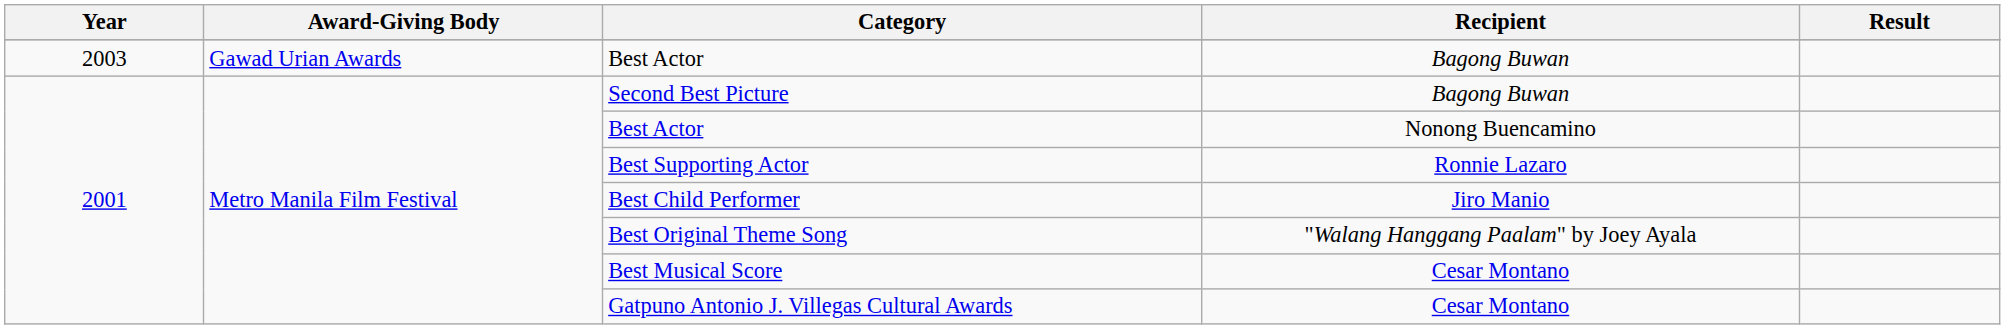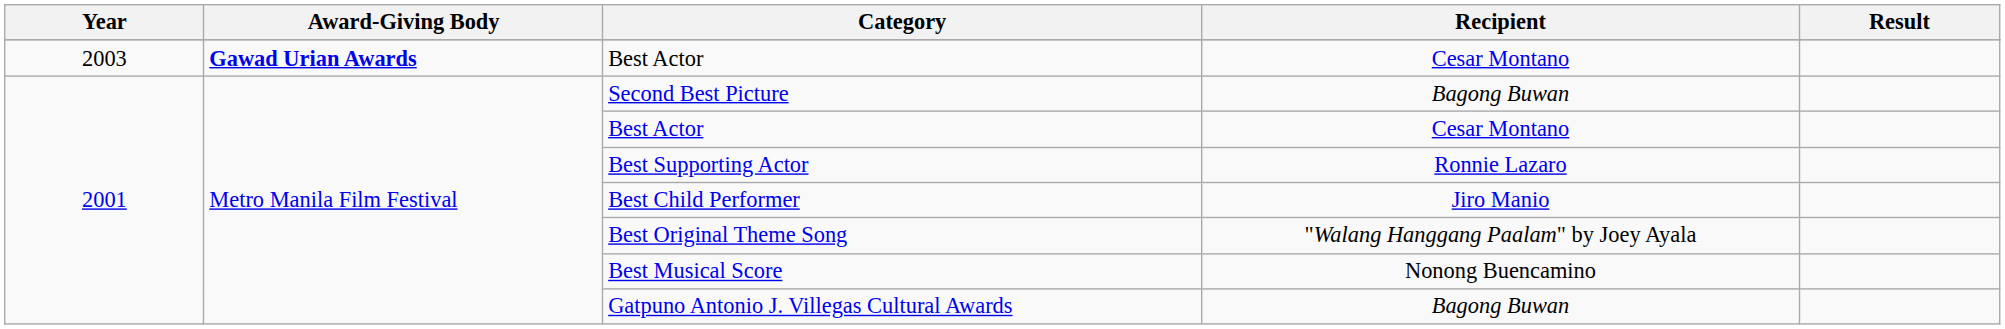(305, 57) normal -> (313, 57) bold
(1500, 57) Bagong Buwan -> (1500, 57) Cesar Montano
(1500, 128) Nonong Buencamino -> (1500, 128) Cesar Montano
(1500, 270) Cesar Montano -> (1500, 270) Nonong Buencamino
(1500, 306) Cesar Montano -> (1500, 306) Bagong Buwan
